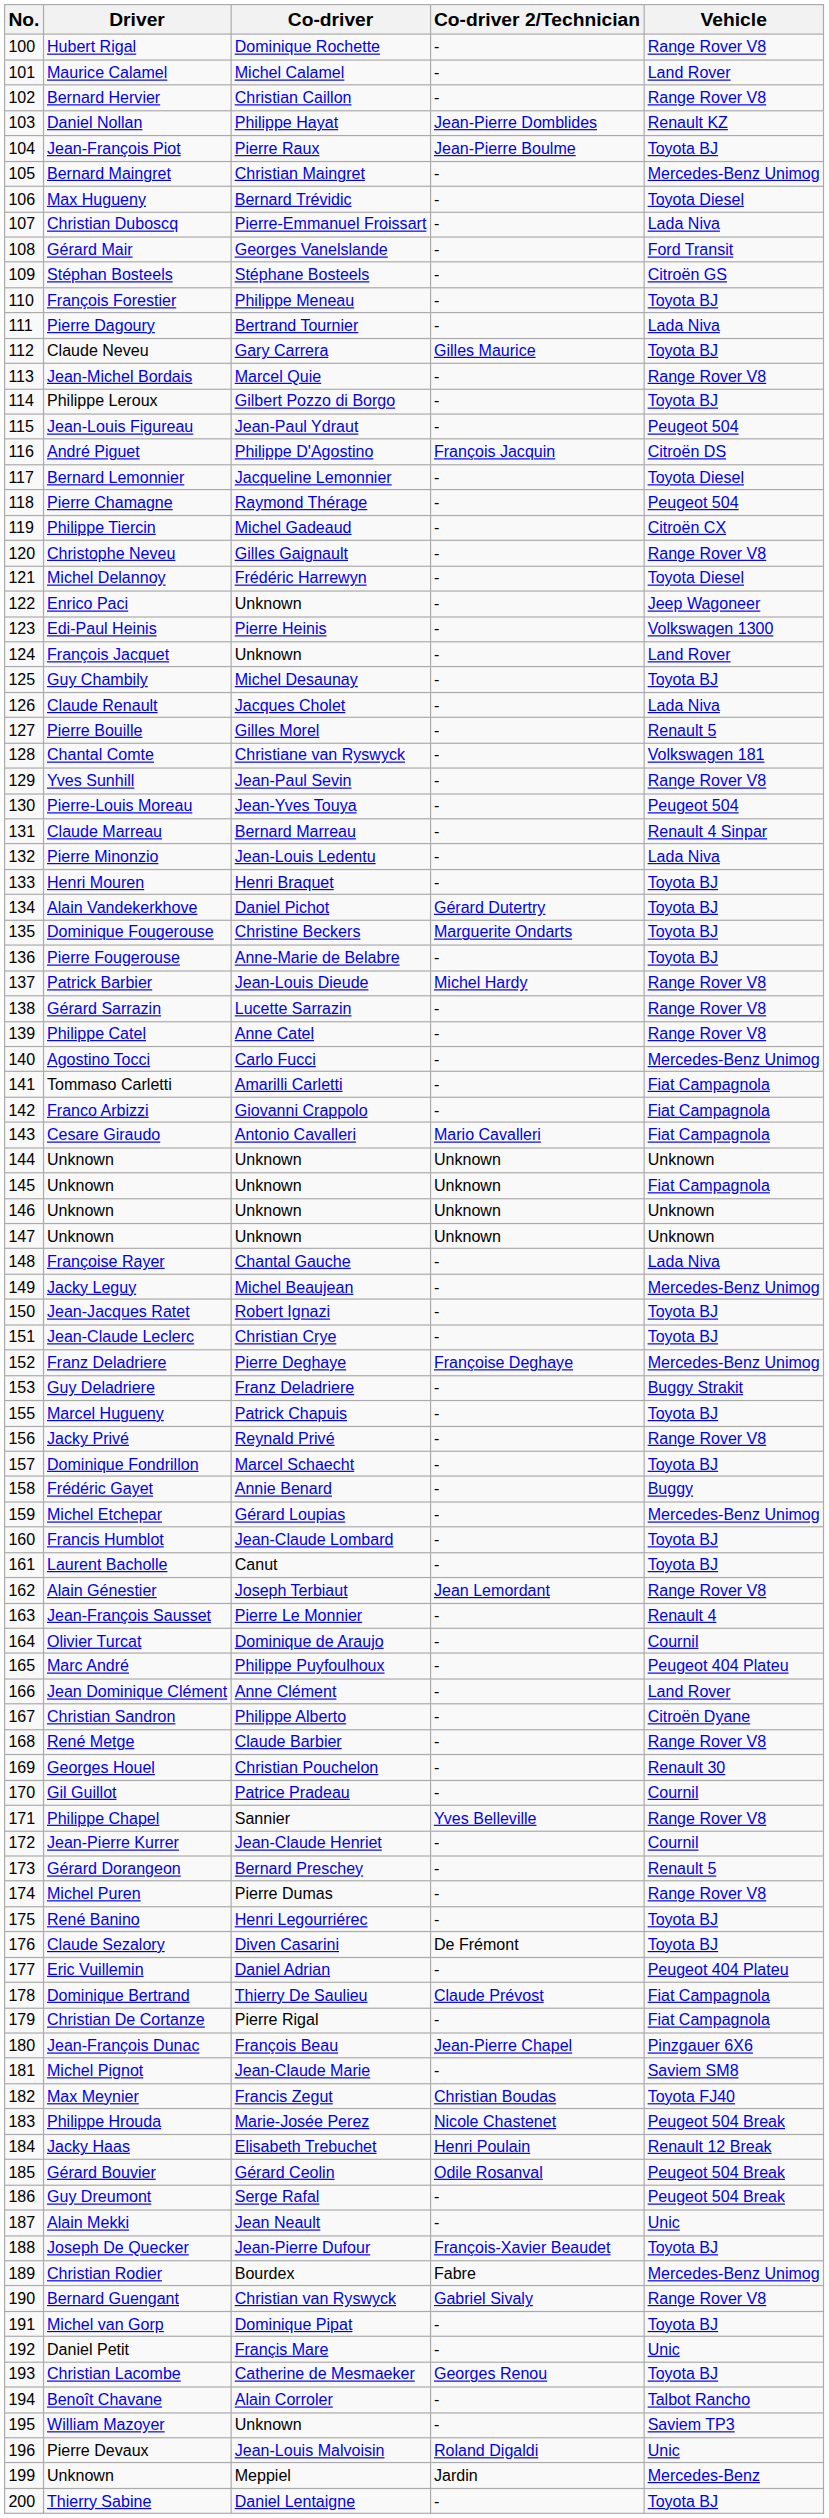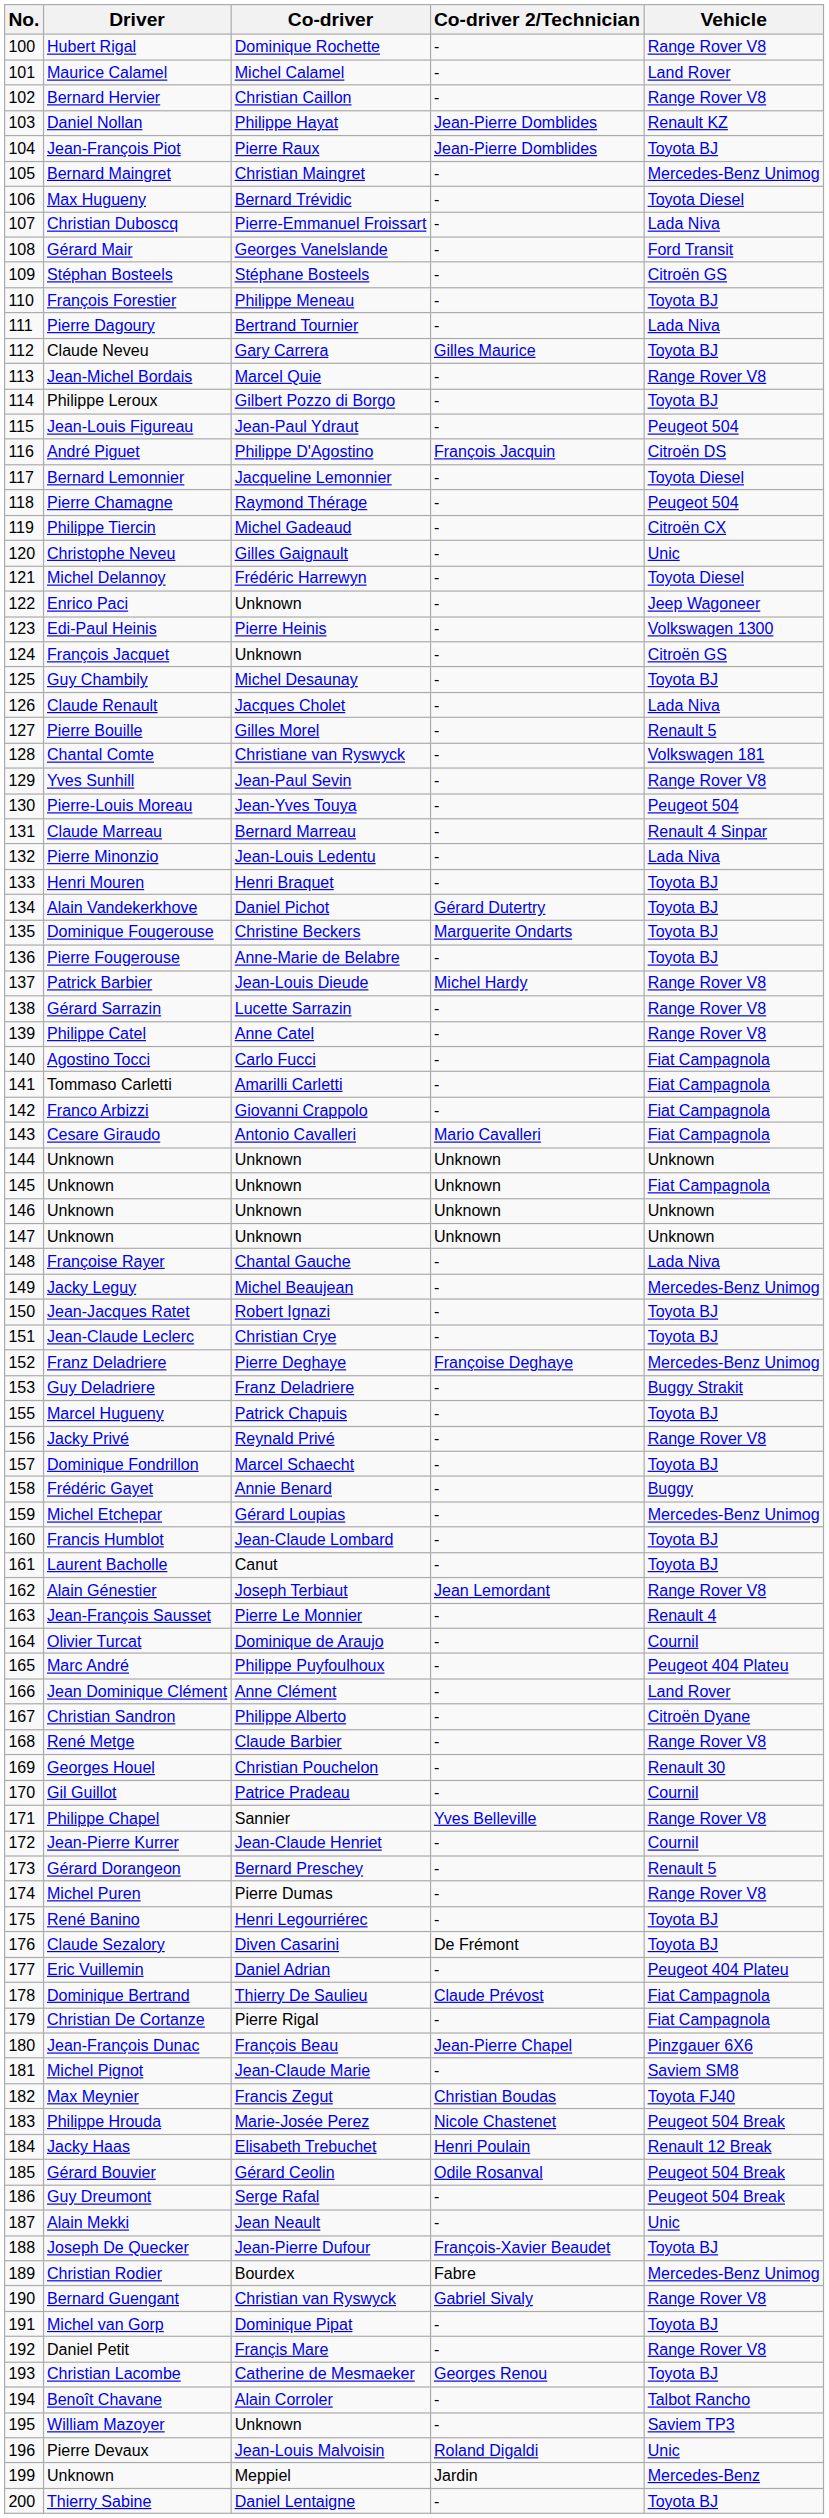(505, 148) Jean-Pierre Boulme -> (516, 148) Jean-Pierre Domblides
(707, 553) Range Rover V8 -> (664, 553) Unic
(689, 654) Land Rover -> (687, 654) Citroën GS
(734, 1059) Mercedes-Benz Unimog -> (709, 1059) Fiat Campagnola
(664, 2349) Unic -> (707, 2349) Range Rover V8
